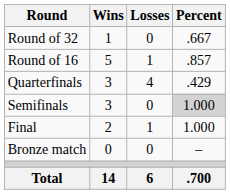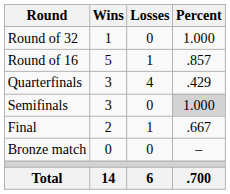(199, 37) .667 -> (199, 37) 1.000
(199, 127) 1.000 -> (199, 127) .667
